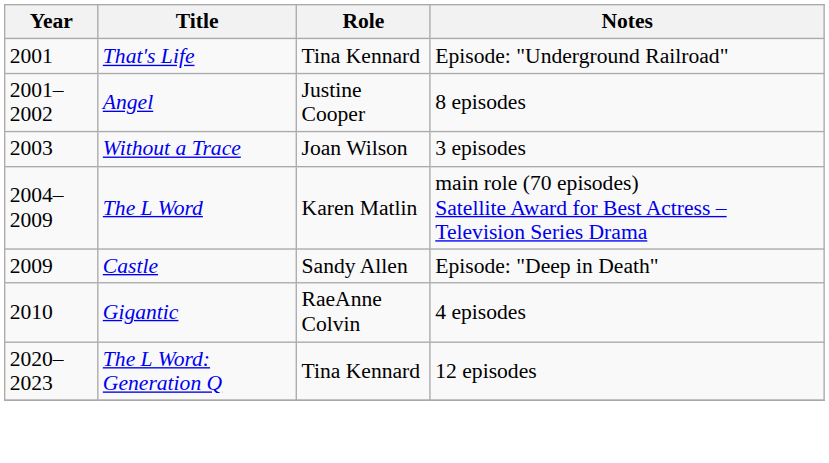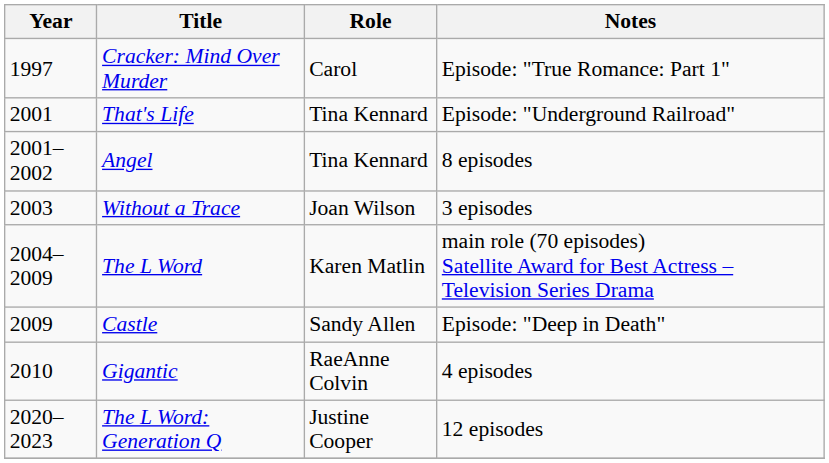+ row: (191, 68)
(333, 102) Justine Cooper -> (368, 160) Tina Kennard
(361, 370) Tina Kennard -> (341, 429) Justine Cooper
